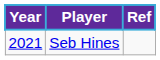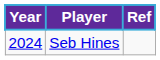(25, 42) 2021 -> (25, 42) 2024
